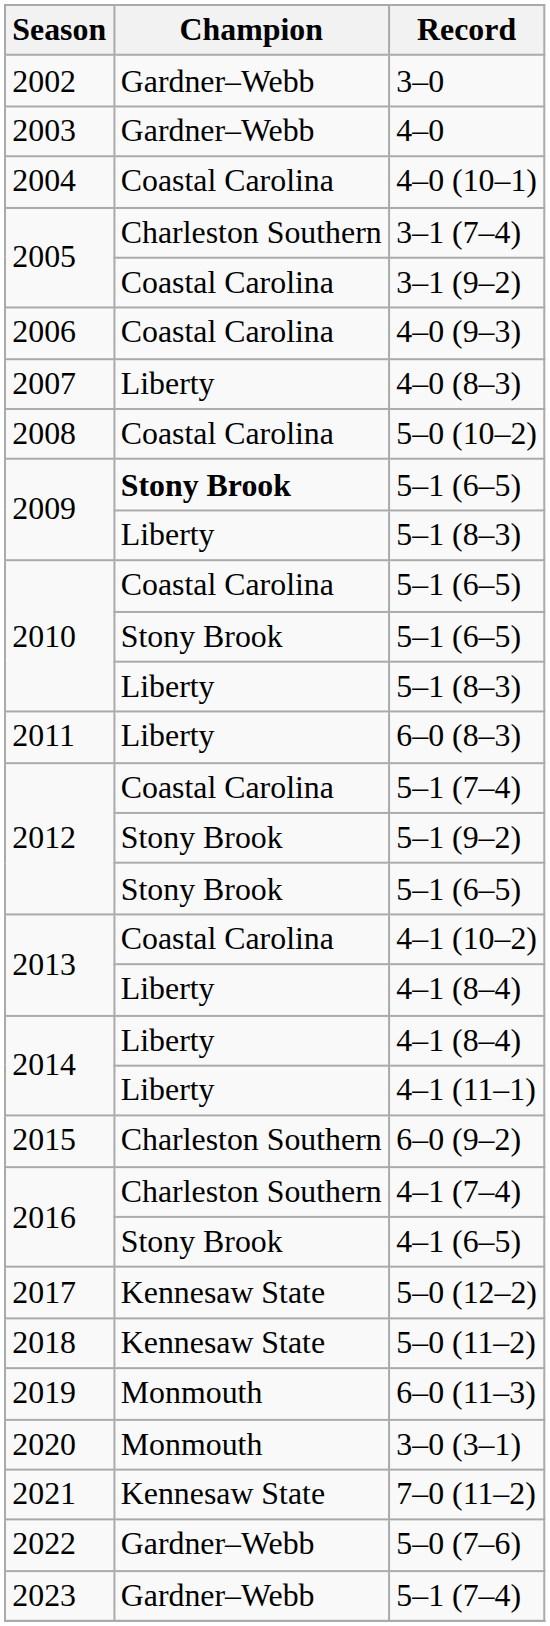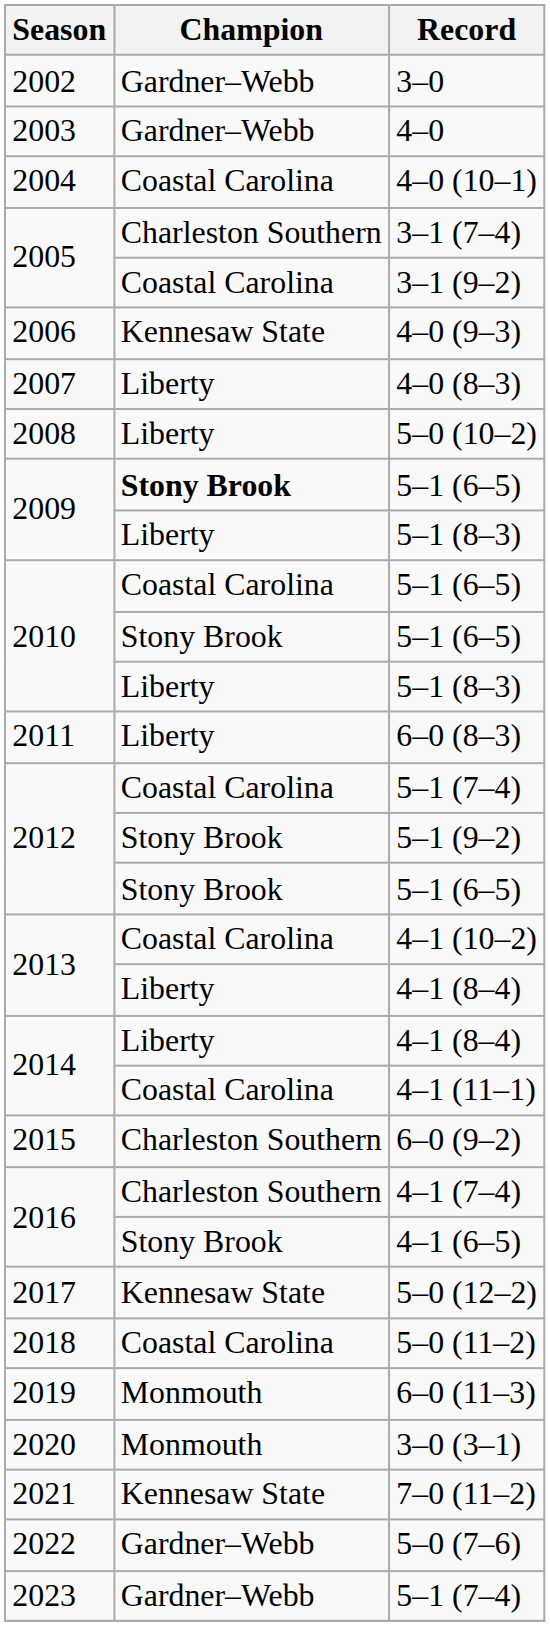(227, 332) Coastal Carolina -> (223, 332) Kennesaw State
(227, 433) Coastal Carolina -> (168, 433) Liberty
(168, 1090) Liberty -> (227, 1090) Coastal Carolina
(223, 1342) Kennesaw State -> (227, 1342) Coastal Carolina
